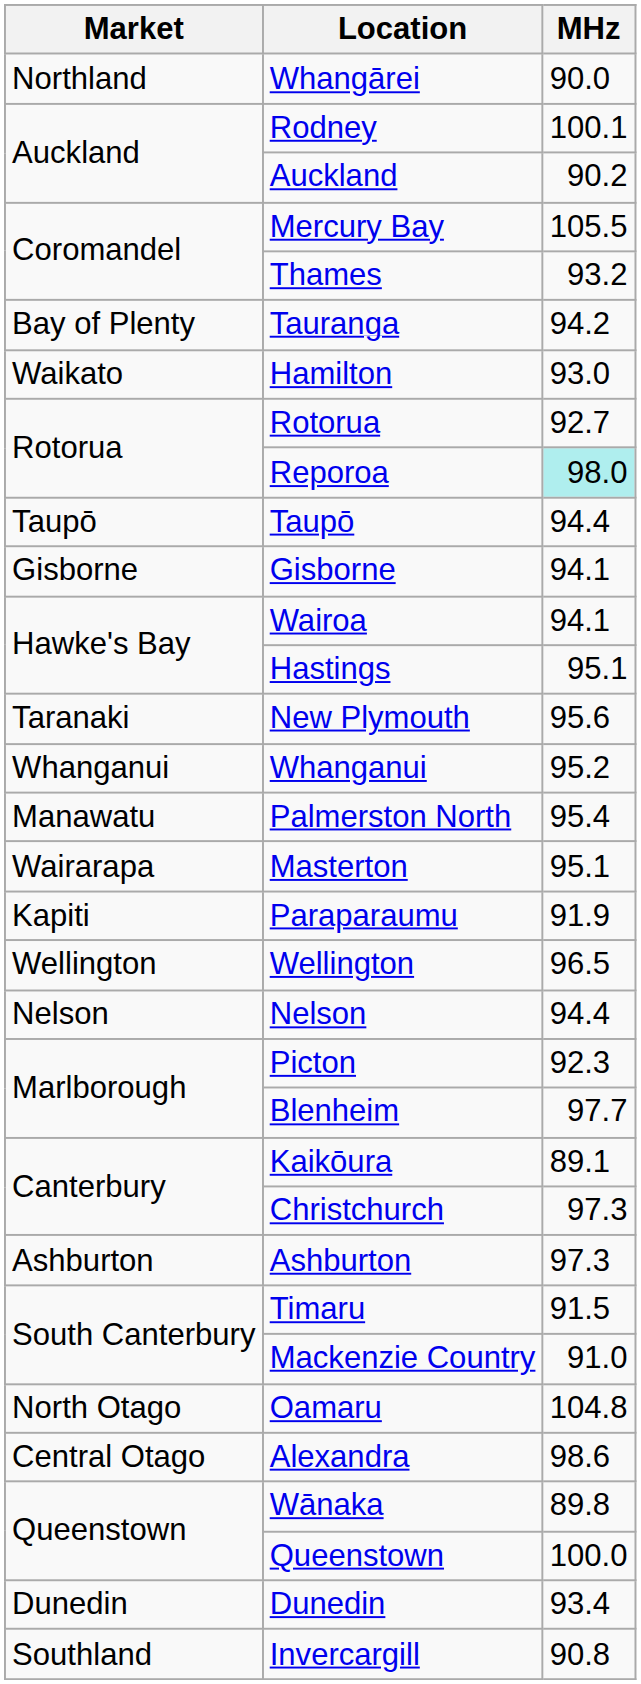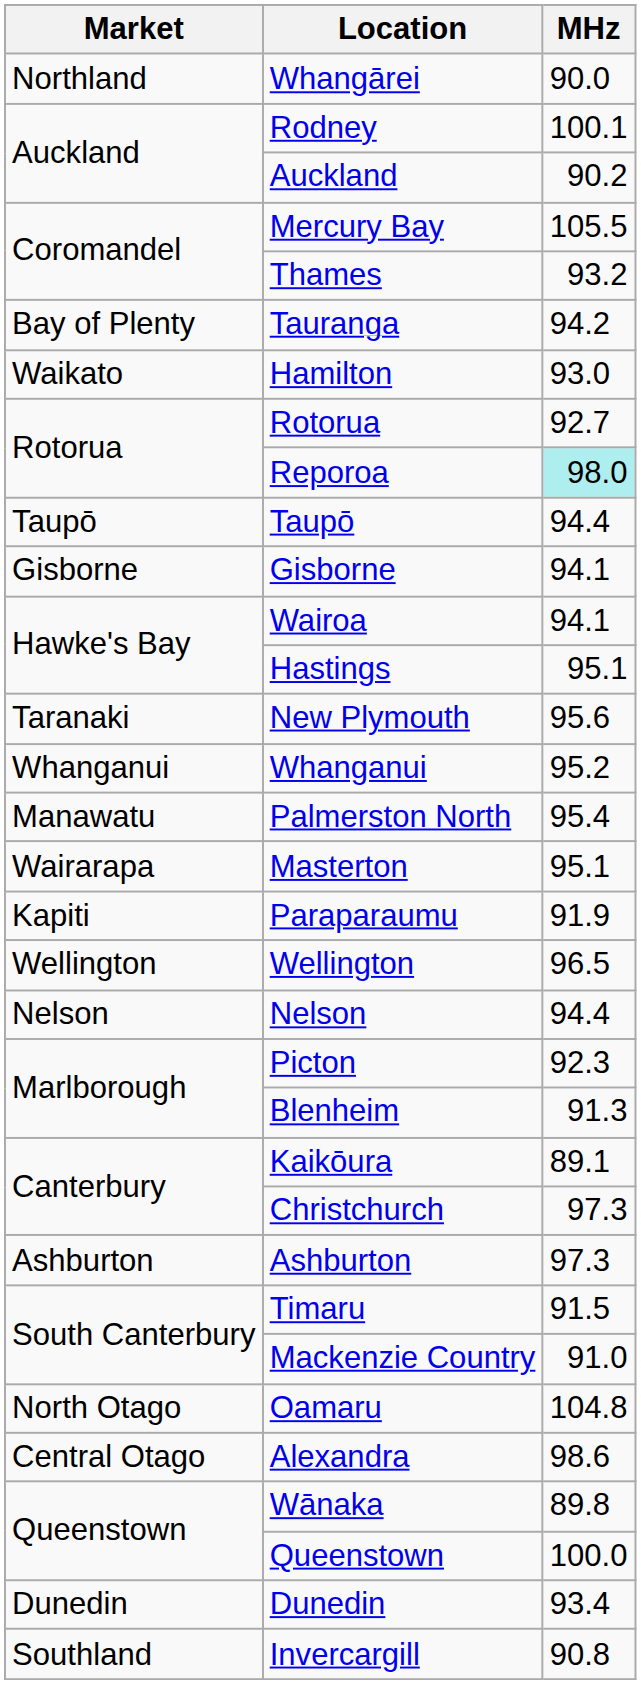(597, 1112) 97.7 -> (597, 1112) 91.3
